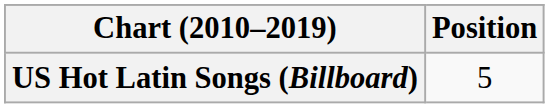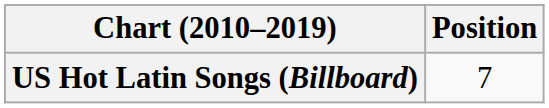(485, 77) 5 -> (485, 77) 7
